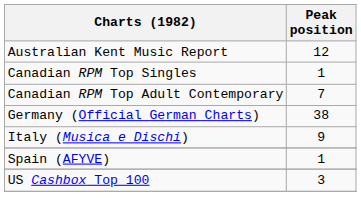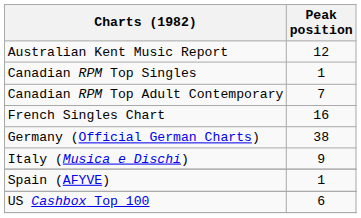+ row: (86, 116)
(321, 180) 3 -> (321, 202) 6
